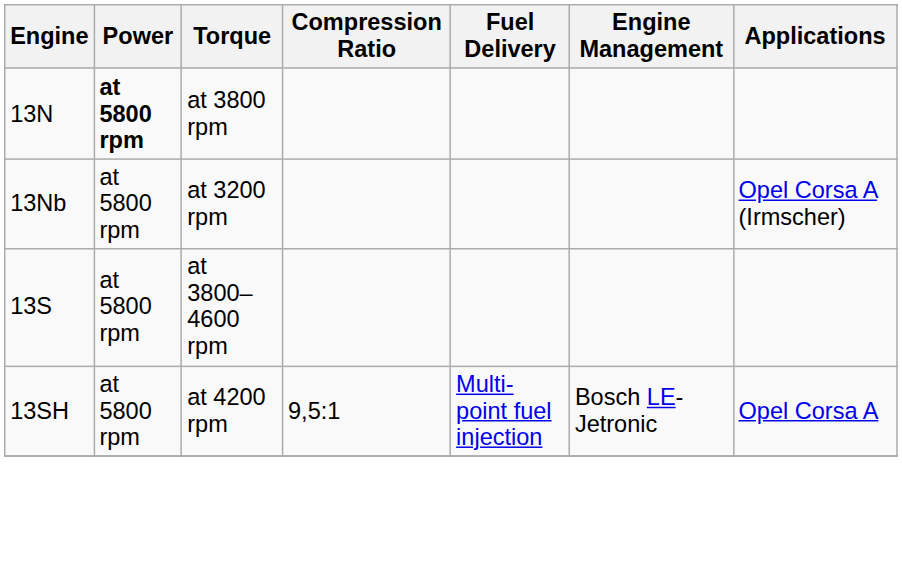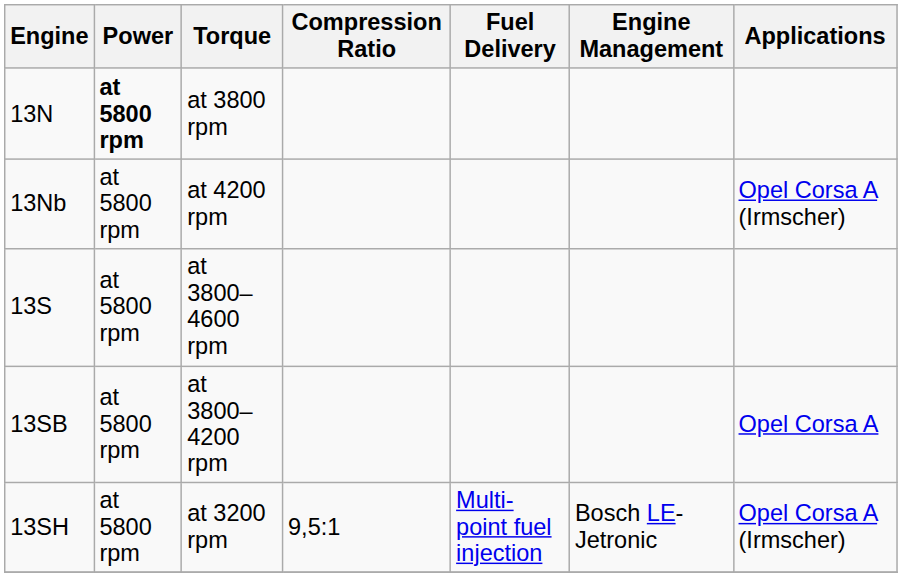(226, 203) at 3200 rpm -> (226, 203) at 4200 rpm
+ row: (39, 423)
(226, 410) at 4200 rpm -> (226, 527) at 3200 rpm
(808, 410) Opel Corsa A -> (808, 527) Opel Corsa A (Irmscher)
